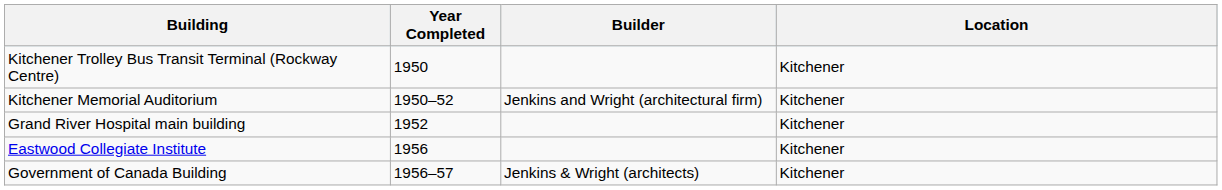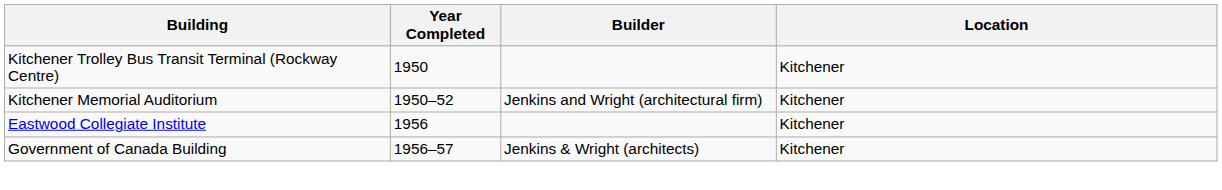- row: (127, 124)
